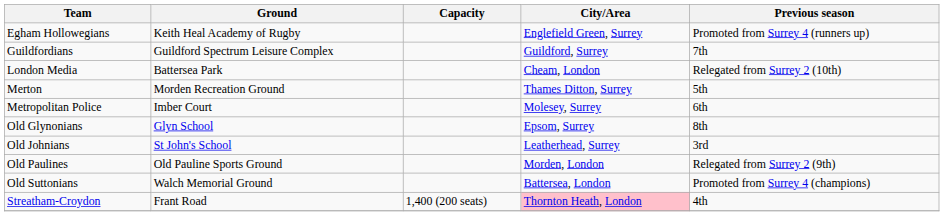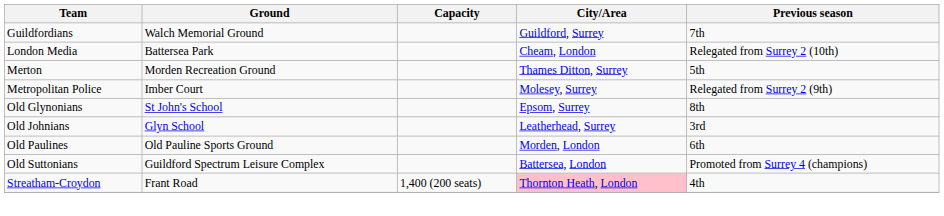- row: (58, 32)
(244, 51) Guildford Spectrum Leisure Complex -> (204, 32) Walch Memorial Ground
(700, 107) 6th -> (761, 88) Relegated from Surrey 2 (9th)
(183, 126) Glyn School -> (184, 107) St John's School
(193, 145) St John's School -> (174, 126) Glyn School
(764, 164) Relegated from Surrey 2 (9th) -> (697, 145) 6th
(213, 182) Walch Memorial Ground -> (235, 164) Guildford Spectrum Leisure Complex
